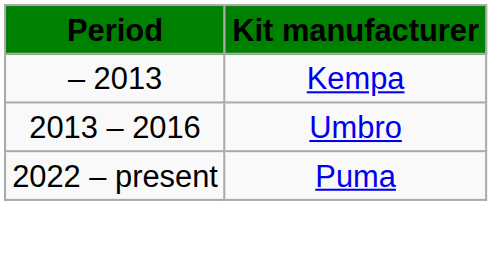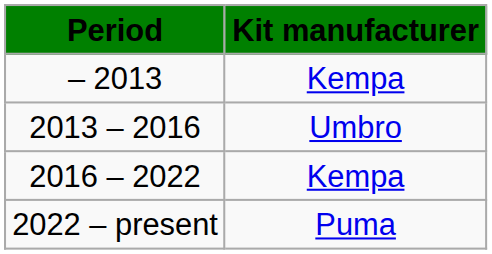+ row: (115, 176)
